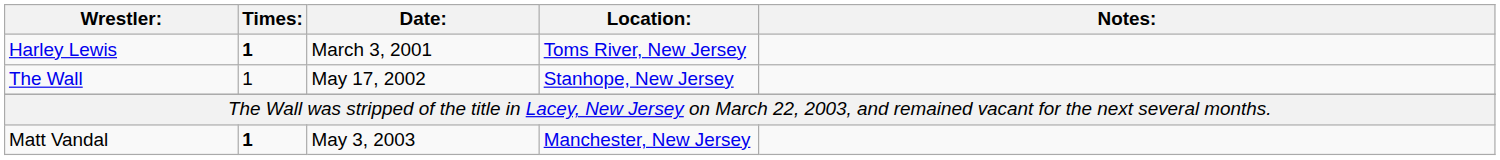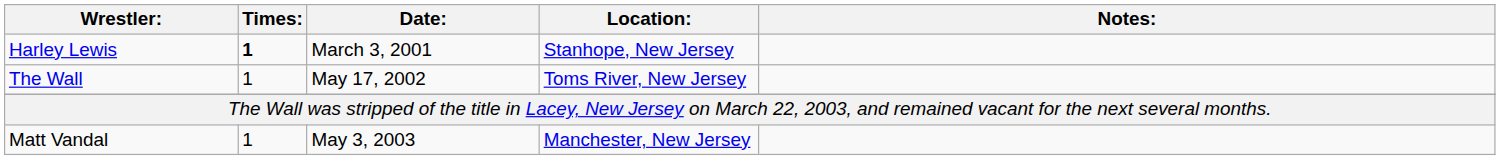(645, 49) Toms River, New Jersey -> (639, 49) Stanhope, New Jersey
(639, 79) Stanhope, New Jersey -> (645, 79) Toms River, New Jersey
(247, 139) bold -> (247, 139) normal
